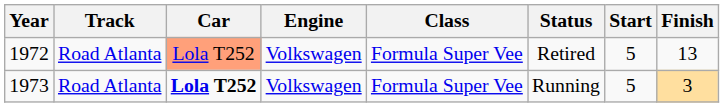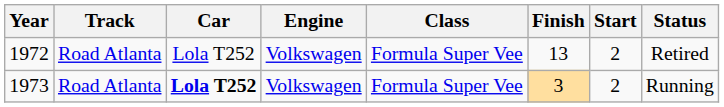columns swapped: (687, 21) <-> (566, 21)
(214, 53) lightsalmon background -> (214, 53) no background
(631, 53) 5 -> (615, 53) 2
(631, 86) 5 -> (615, 86) 2
